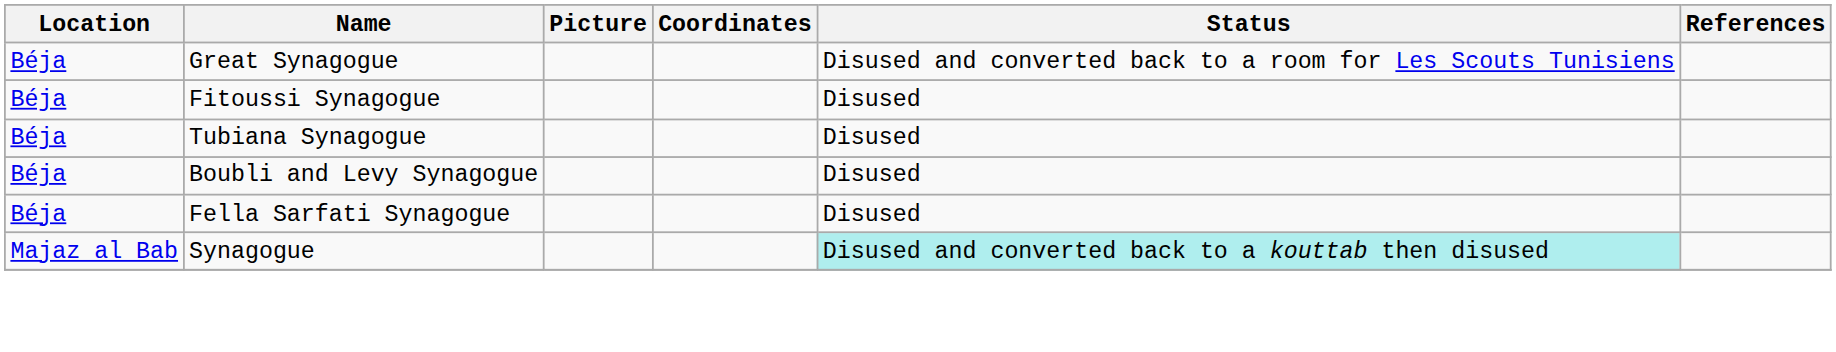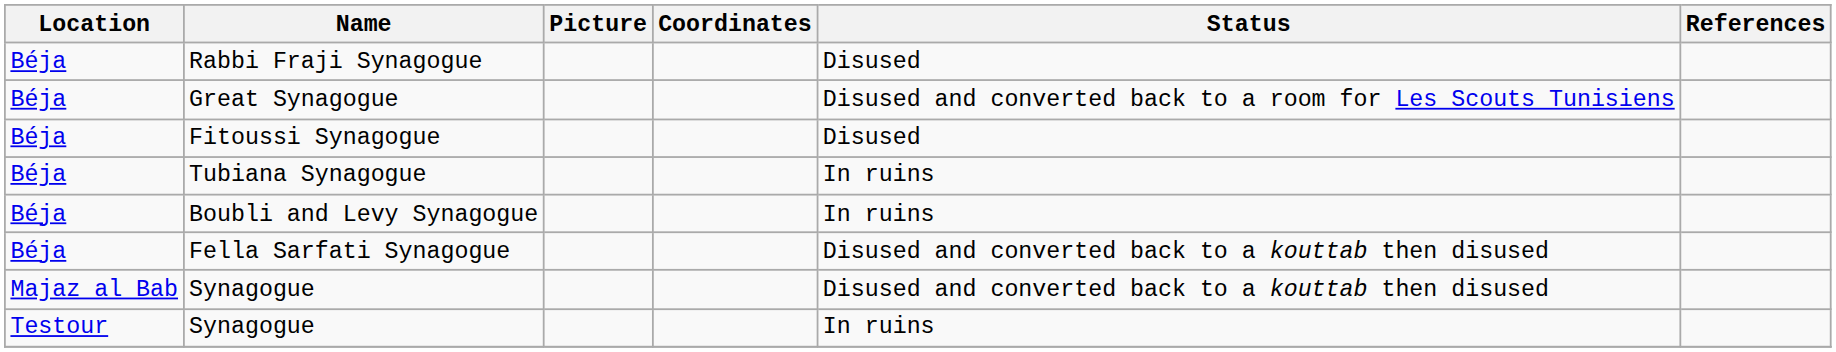+ row: (38, 62)
(872, 138) Disused -> (879, 176) In ruins
(872, 176) Disused -> (879, 213) In ruins
(872, 213) Disused -> (1186, 251) Disused and converted back to a kouttab then disused
(1186, 251) paleturquoise background -> (1186, 289) no background
+ row: (59, 327)
